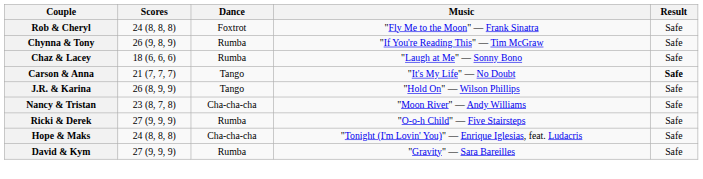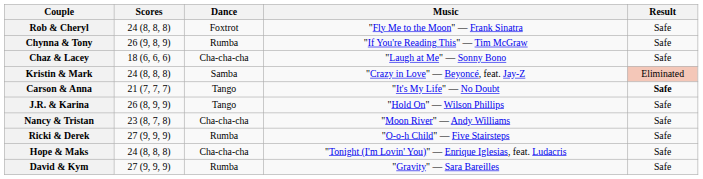(232, 58) Rumba -> (224, 58) Cha-cha-cha
+ row: (59, 74)
